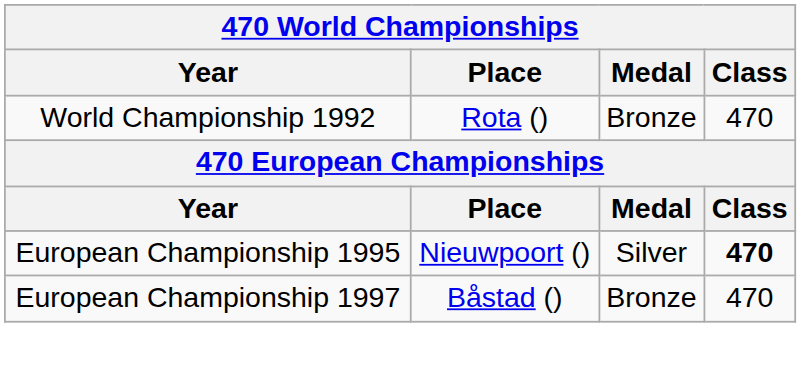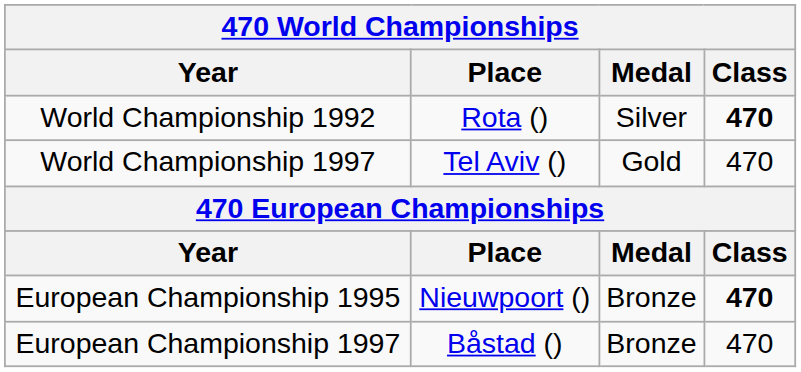(651, 117) Bronze -> (651, 117) Silver
(750, 117) normal -> (750, 117) bold
+ row: (208, 162)
(651, 252) Silver -> (651, 298) Bronze
